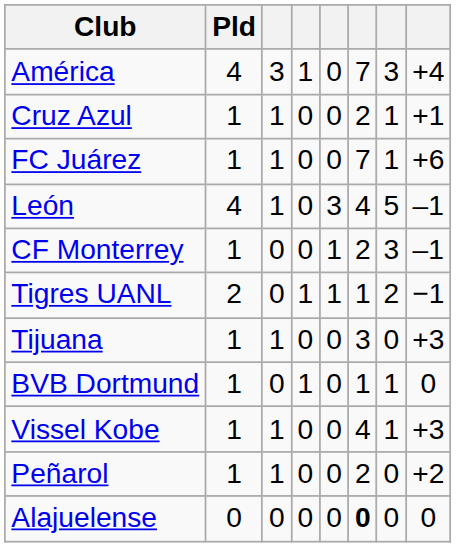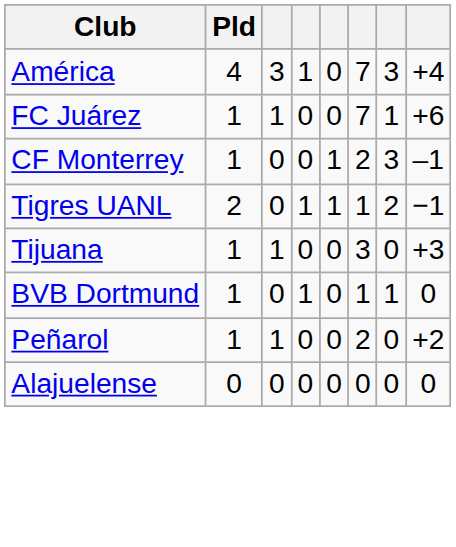- row: (72, 116)
- row: (43, 205)
- row: (85, 428)
(363, 518) bold -> (363, 384) normal
